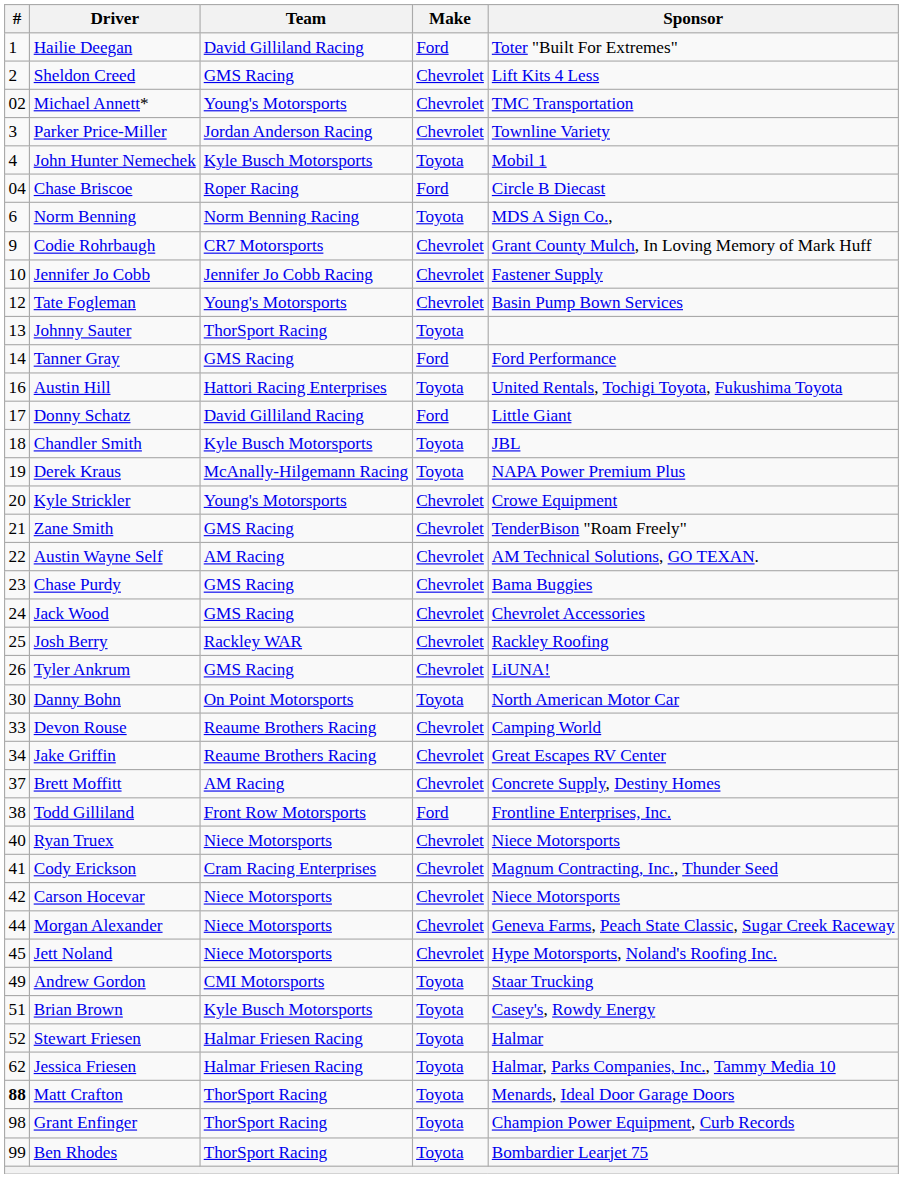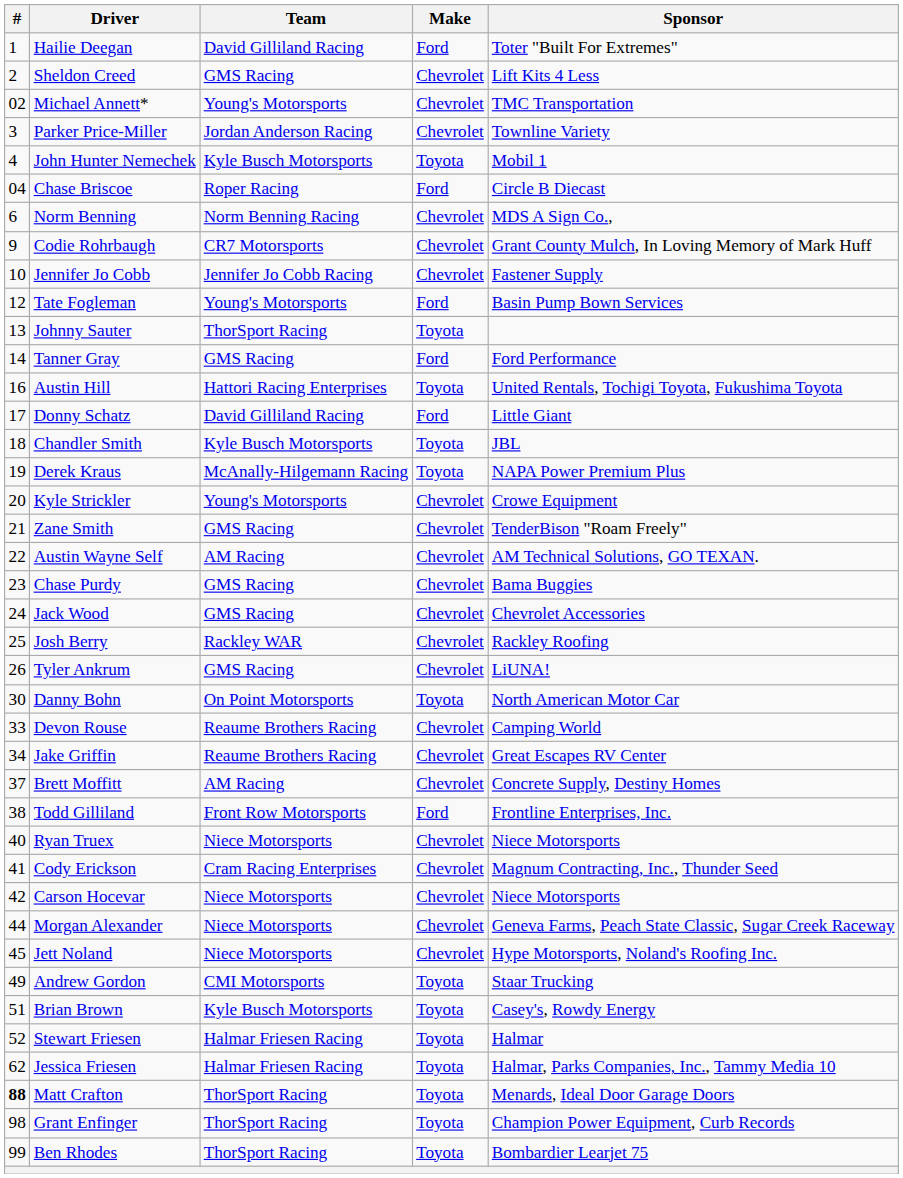(440, 217) Toyota -> (450, 217) Chevrolet
(450, 302) Chevrolet -> (432, 302) Ford
